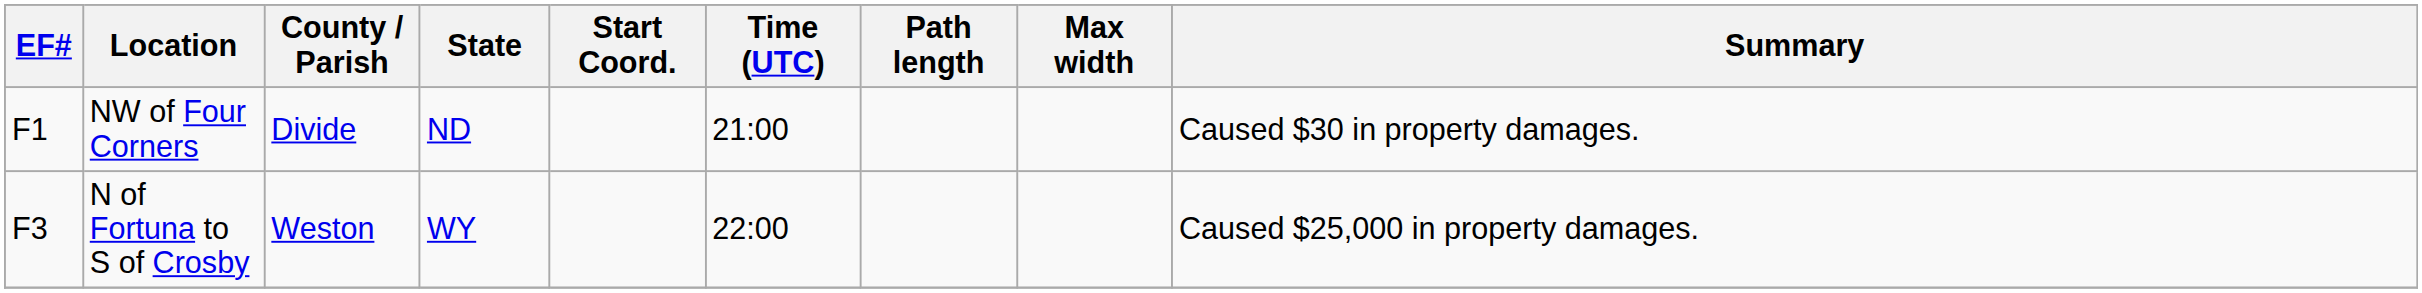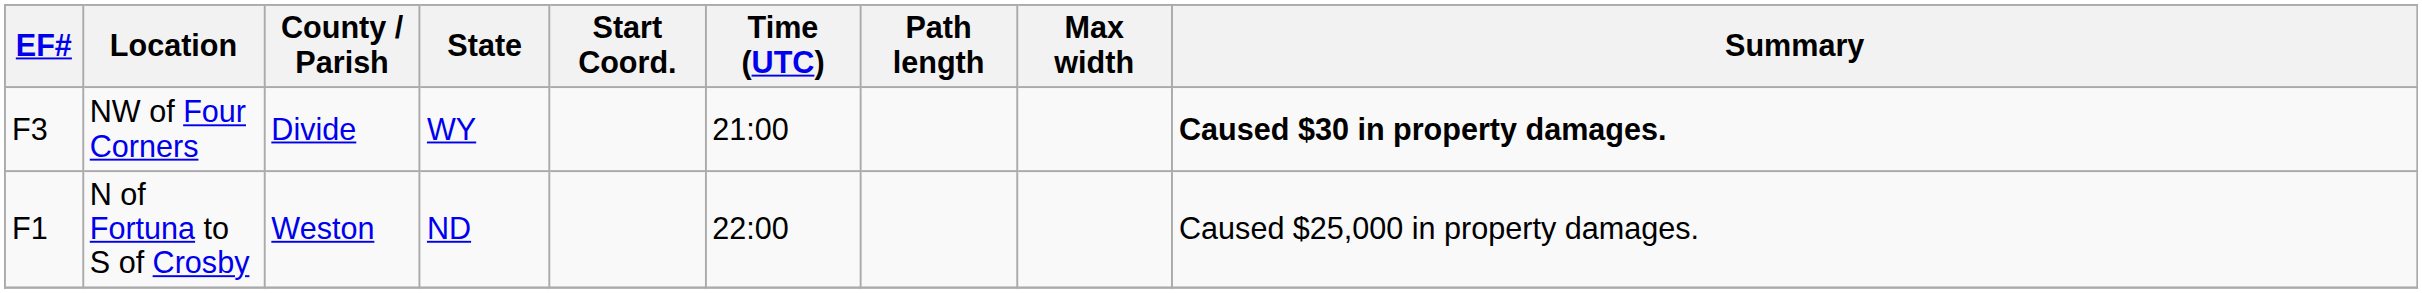(30, 128) F1 -> (30, 128) F3
(449, 128) ND -> (452, 128) WY
(1409, 128) normal -> (1423, 128) bold
(30, 228) F3 -> (30, 228) F1
(452, 228) WY -> (449, 228) ND
